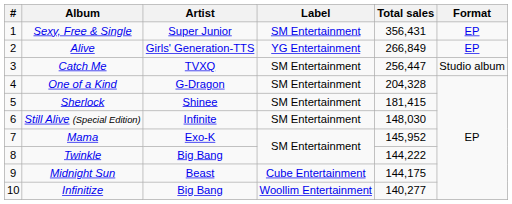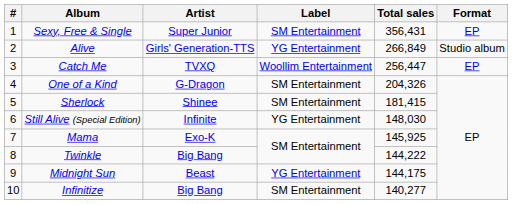(472, 48) EP -> (472, 48) Studio album
(316, 66) SM Entertainment -> (316, 66) Woollim Entertainment
(472, 66) Studio album -> (472, 66) EP
(406, 84) 204,328 -> (406, 84) 204,326
(316, 119) SM Entertainment -> (316, 119) YG Entertainment
(406, 137) 145,952 -> (406, 137) 145,925
(316, 173) Cube Entertainment -> (316, 173) YG Entertainment
(316, 191) Woollim Entertainment -> (316, 191) SM Entertainment
